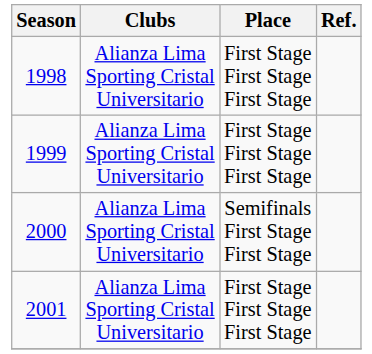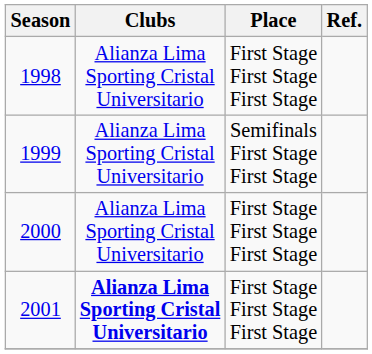(268, 153) First Stage First Stage First Stage -> (273, 153) Semifinals First Stage First Stage
(268, 231) Semifinals First Stage First Stage -> (273, 231) First Stage First Stage First Stage
(150, 309) normal -> (150, 309) bold
